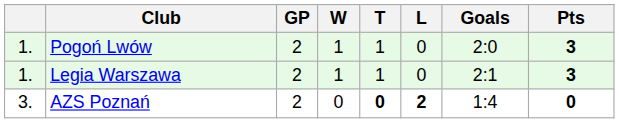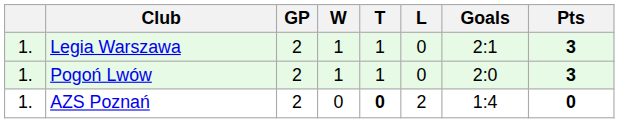rows swapped: (101, 46) <-> (115, 74)
(25, 103) 3. -> (25, 103) 1.
(421, 103) bold -> (421, 103) normal
